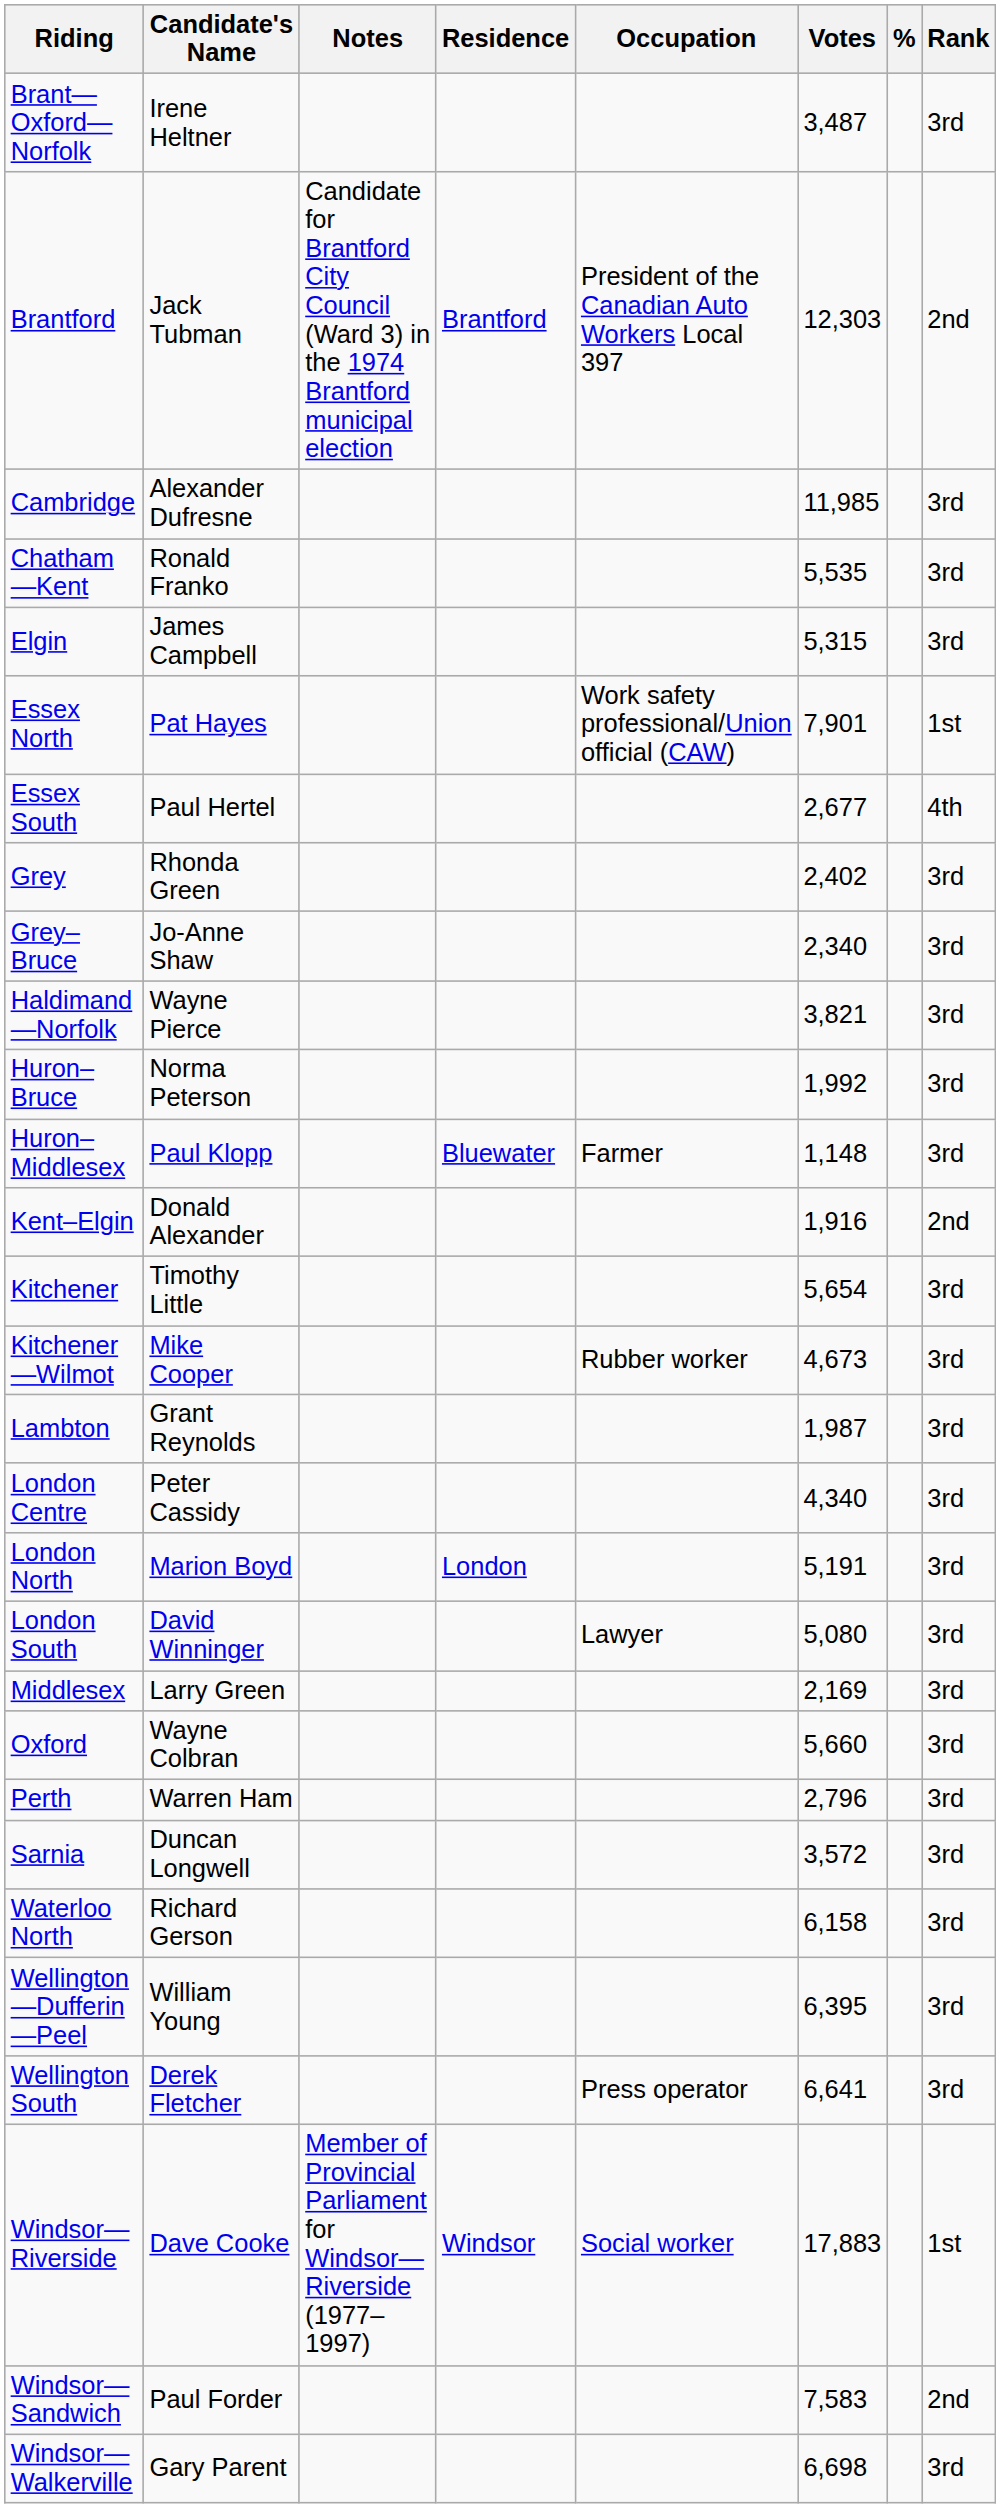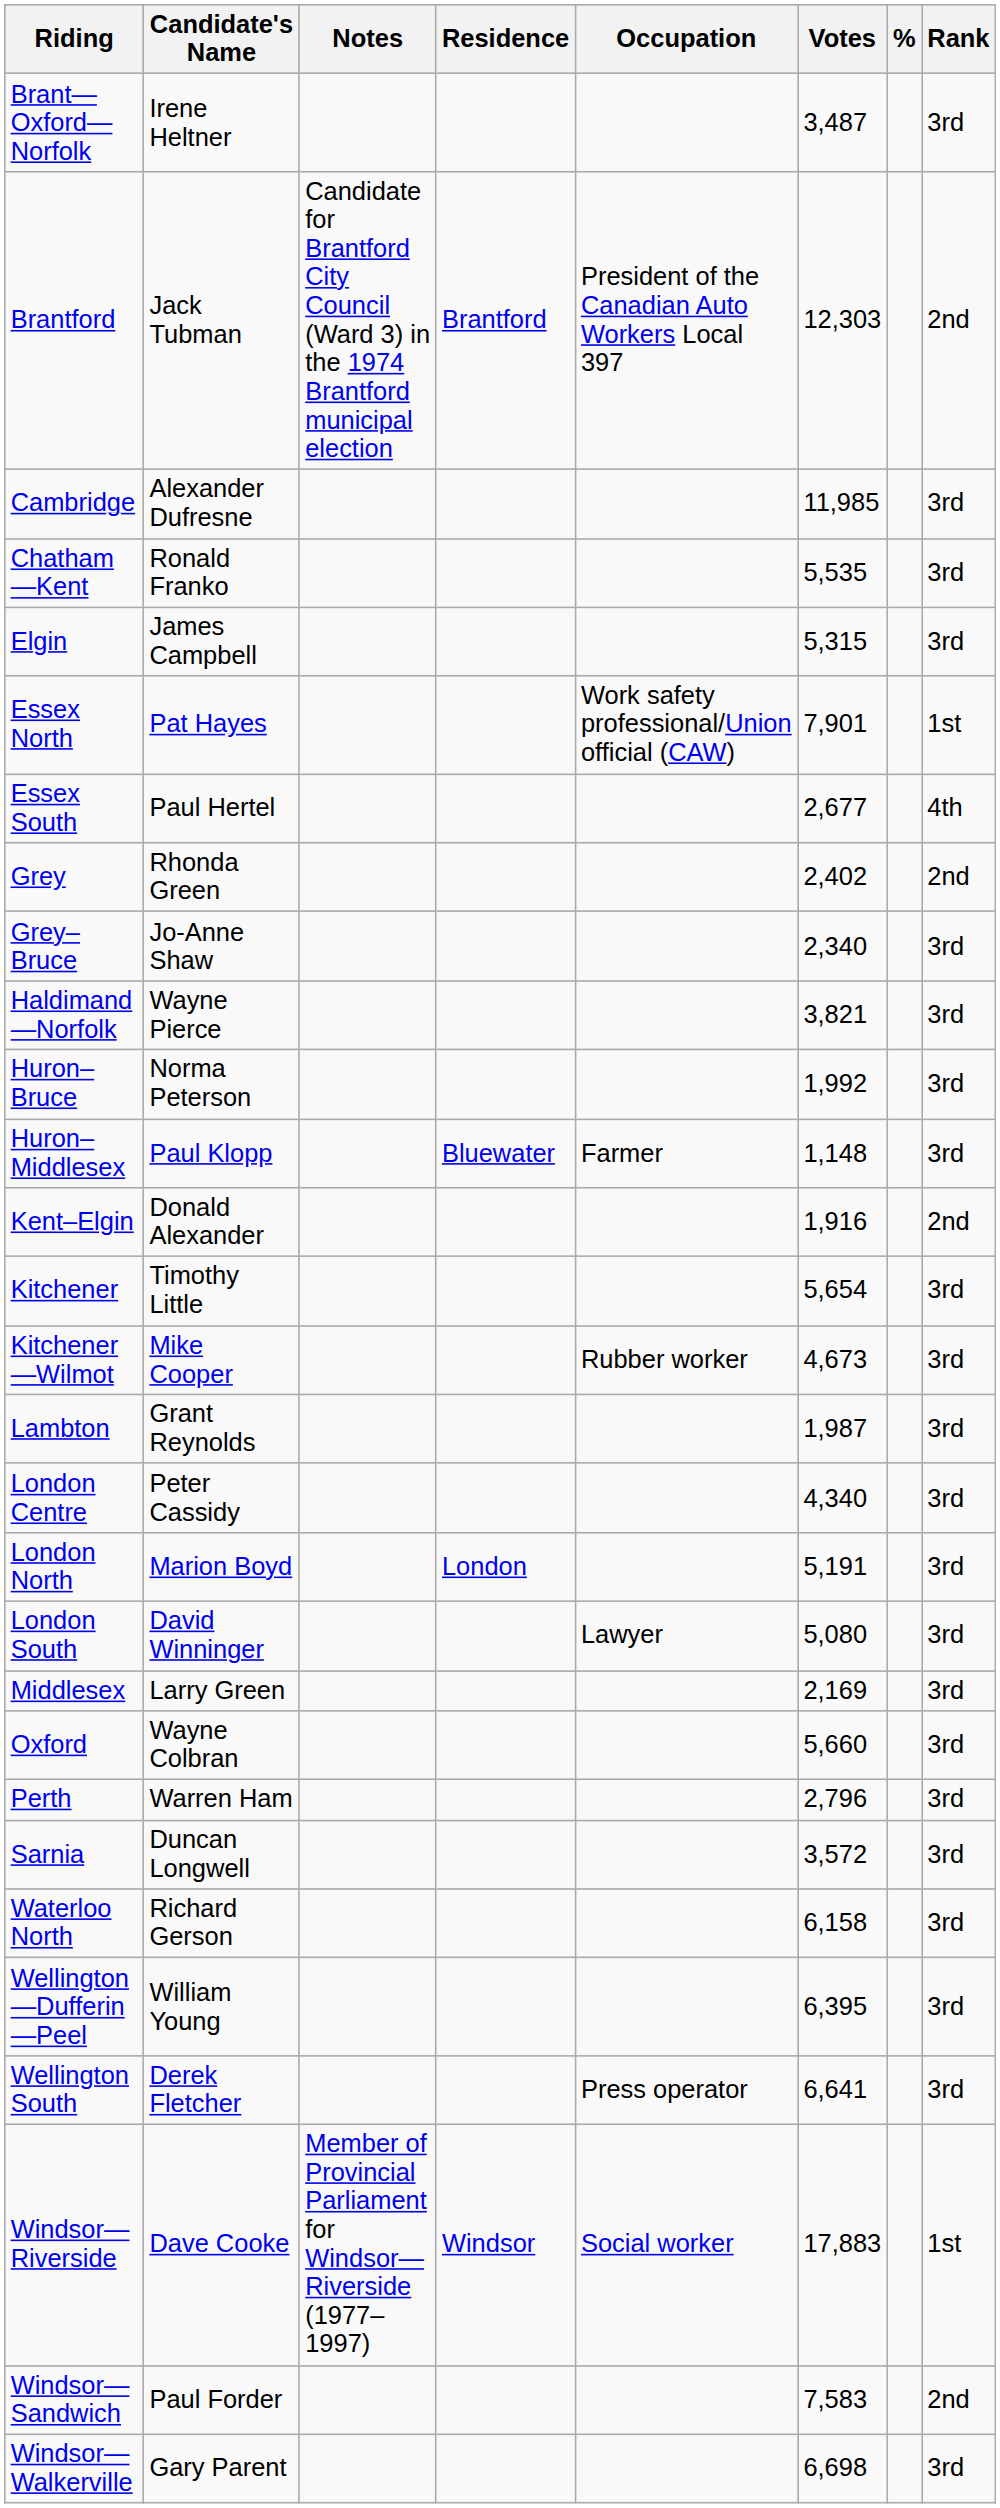(946, 876) 3rd -> (949, 876) 2nd
